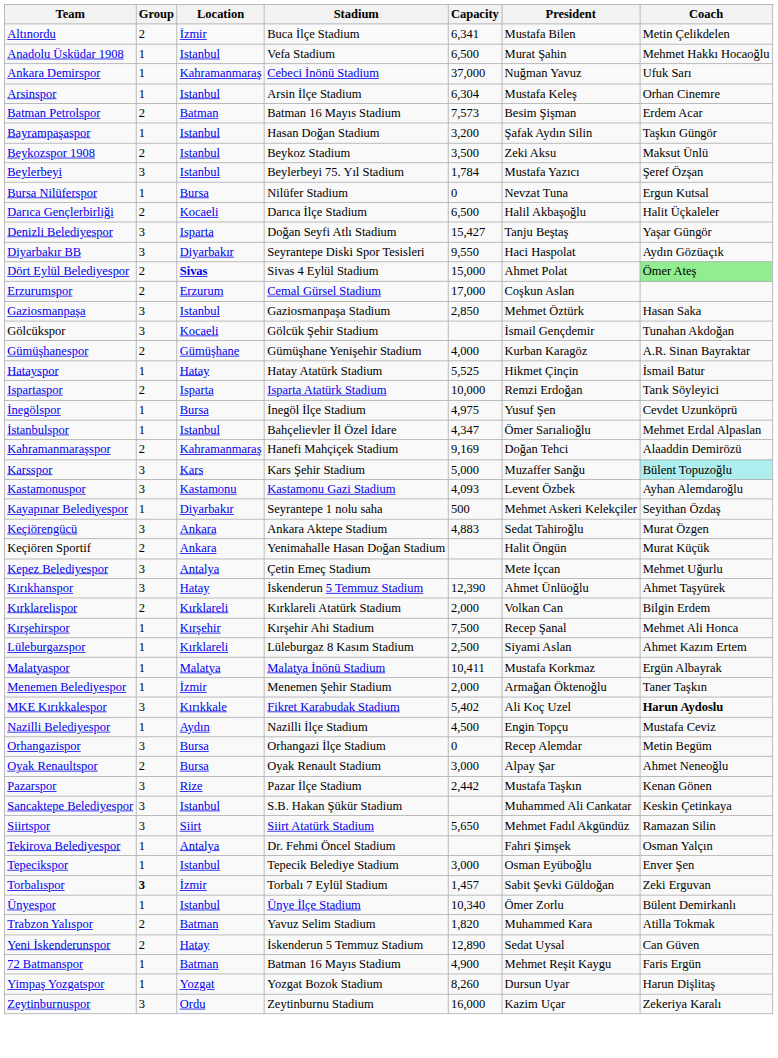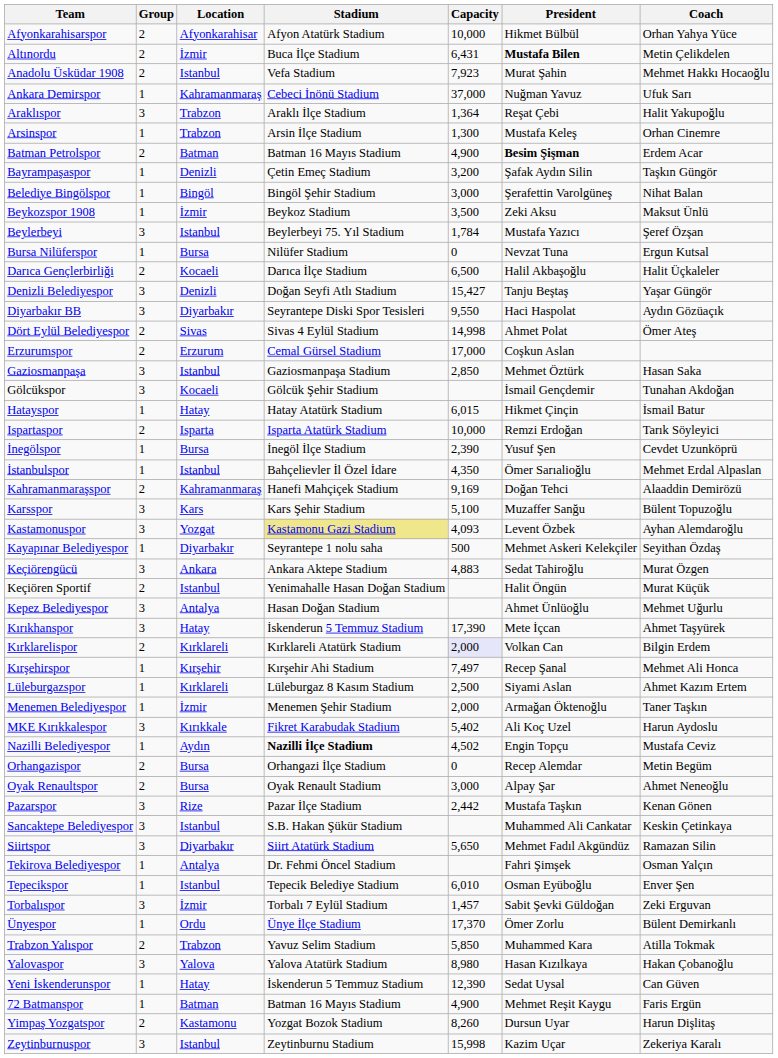+ row: (57, 34)
(465, 34) 6,341 -> (465, 53) 6,431
(540, 34) normal -> (542, 53) bold
(142, 53) 1 -> (142, 73) 2
(465, 53) 6,500 -> (465, 73) 7,923
+ row: (34, 113)
(200, 93) Istanbul -> (200, 133) Trabzon
(465, 93) 6,304 -> (465, 133) 1,300
(465, 113) 7,573 -> (465, 152) 4,900
(540, 113) normal -> (542, 152) bold
(200, 133) Istanbul -> (198, 172) Denizli
(323, 133) Hasan Doğan Stadium -> (319, 172) Çetin Emeç Stadium
+ row: (59, 192)
(142, 152) 2 -> (142, 212) 1
(200, 152) Istanbul -> (193, 212) İzmir
(197, 232) Isparta -> (198, 291) Denizli
(194, 271) bold -> (193, 331) normal
(468, 271) 15,000 -> (468, 331) 14,998
(670, 271) lightgreen background -> (670, 331) no background
- row: (48, 350)
(465, 370) 5,525 -> (465, 410) 6,015
(465, 410) 4,975 -> (465, 449) 2,390
(465, 430) 4,347 -> (465, 469) 4,350
(465, 469) 5,000 -> (465, 509) 5,100
(687, 469) paleturquoise background -> (687, 509) no background
(208, 489) Kastamonu -> (197, 529) Yozgat
(331, 489) no background -> (331, 529) khaki background
(198, 548) Ankara -> (200, 588) Istanbul
(319, 568) Çetin Emeç Stadium -> (323, 608) Hasan Doğan Stadium
(532, 568) Mete İçcan -> (547, 608) Ahmet Ünlüoğlu
(468, 588) 12,390 -> (468, 627) 17,390
(547, 588) Ahmet Ünlüoğlu -> (532, 627) Mete İçcan
(465, 608) no background -> (465, 647) lavender background
(465, 627) 7,500 -> (465, 667) 7,497
- row: (38, 667)
(683, 707) bold -> (680, 726) normal
(318, 726) normal -> (320, 746) bold
(465, 726) 4,500 -> (465, 746) 4,502
(142, 746) 3 -> (142, 766) 2
(190, 825) Siirt -> (207, 845) Diyarbakır
(465, 865) 3,000 -> (465, 885) 6,010
(142, 885) bold -> (142, 905) normal
(200, 905) Istanbul -> (193, 924) Ordu
(468, 905) 10,340 -> (468, 924) 17,370
(199, 924) Batman -> (200, 944) Trabzon
(465, 924) 1,820 -> (465, 944) 5,850
+ row: (35, 964)
(142, 944) 2 -> (142, 984) 1
(468, 944) 12,890 -> (468, 984) 12,390
(142, 984) 1 -> (142, 1023) 2
(197, 984) Yozgat -> (208, 1023) Kastamonu
(193, 1004) Ordu -> (200, 1043) Istanbul
(468, 1004) 16,000 -> (468, 1043) 15,998
